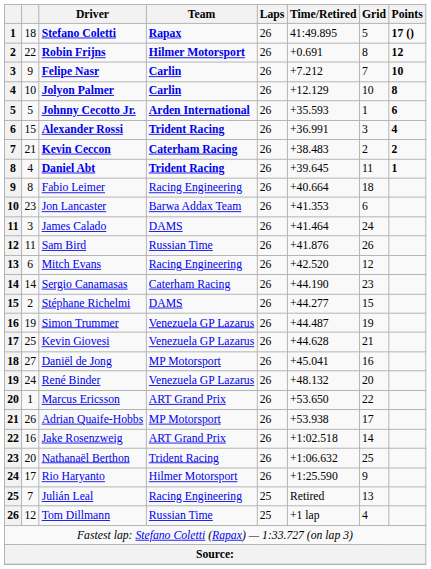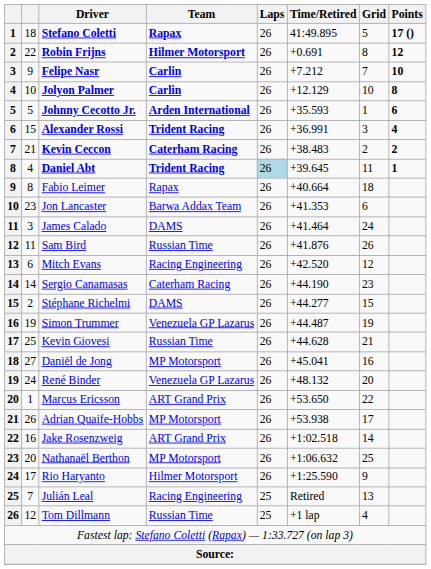(266, 168) no background -> (266, 168) lightblue background
(195, 187) Racing Engineering -> (164, 187) Rapax
(201, 341) Venezuela GP Lazarus -> (181, 341) Russian Time
(184, 457) Trident Racing -> (185, 457) MP Motorsport
